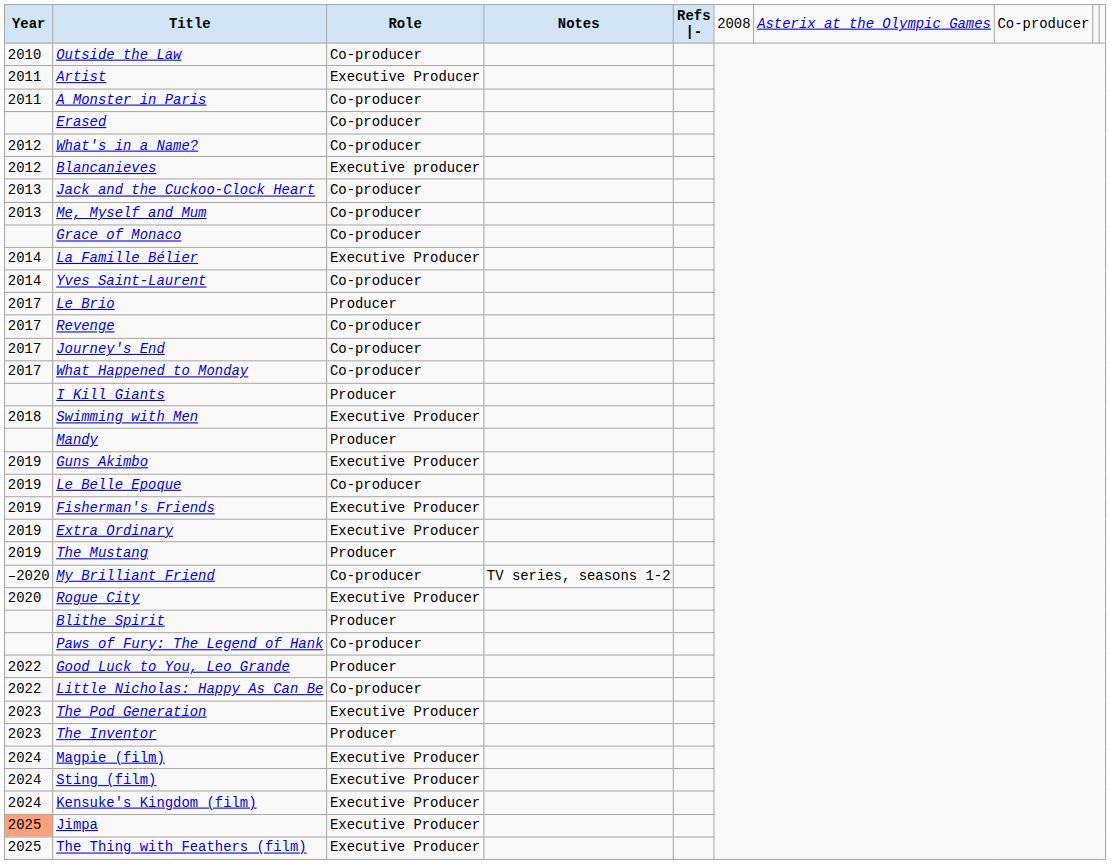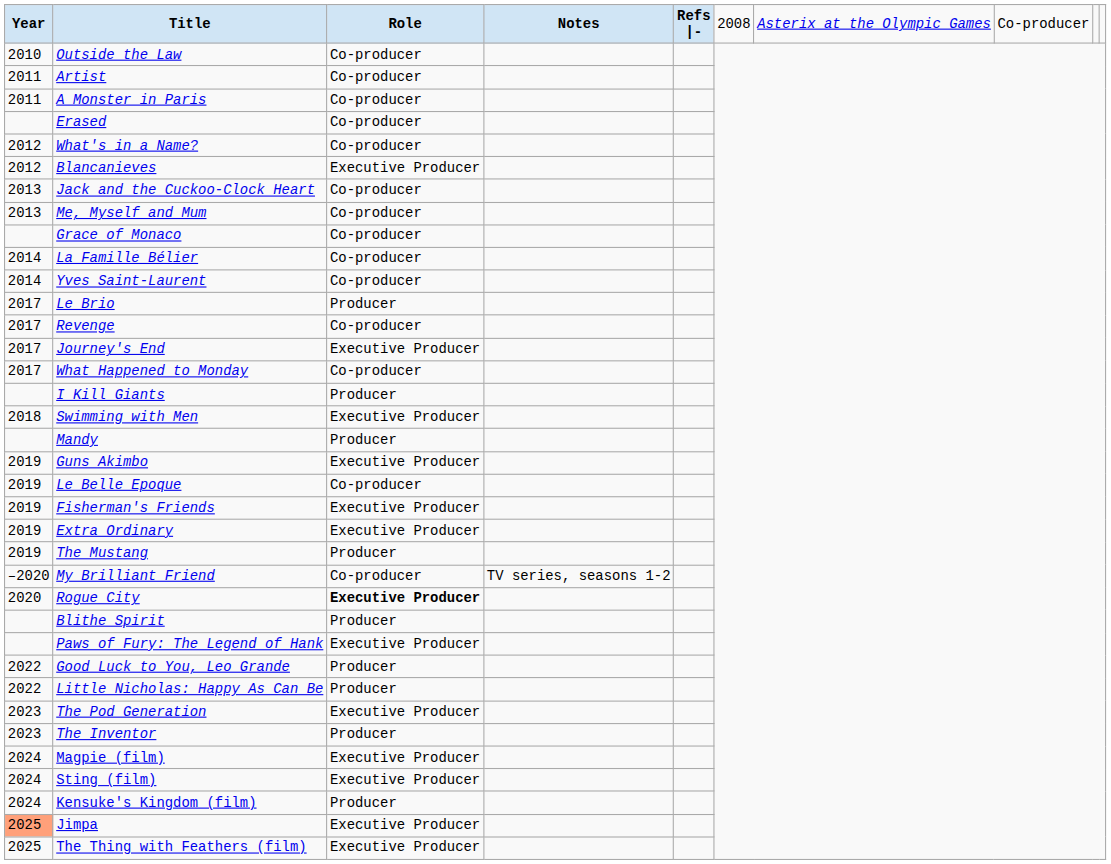(405, 77) Executive Producer -> (376, 77) Co-producer
(405, 168) Executive producer -> (405, 168) Executive Producer
(405, 259) Executive Producer -> (376, 259) Co-producer
(376, 349) Co-producer -> (405, 349) Executive Producer
(405, 599) normal -> (405, 599) bold
(376, 644) Co-producer -> (405, 644) Executive Producer
(376, 689) Co-producer -> (363, 689) Producer
(405, 803) Executive Producer -> (363, 803) Producer
